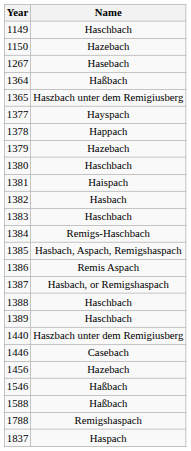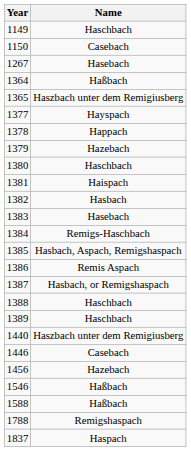(108, 47) Hazebach -> (108, 47) Casebach
(108, 217) Haschbach -> (108, 217) Hasebach
